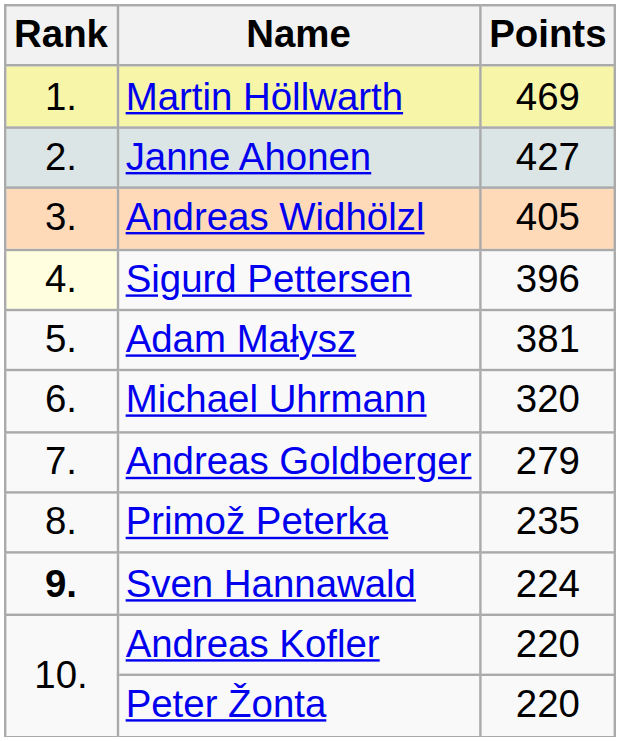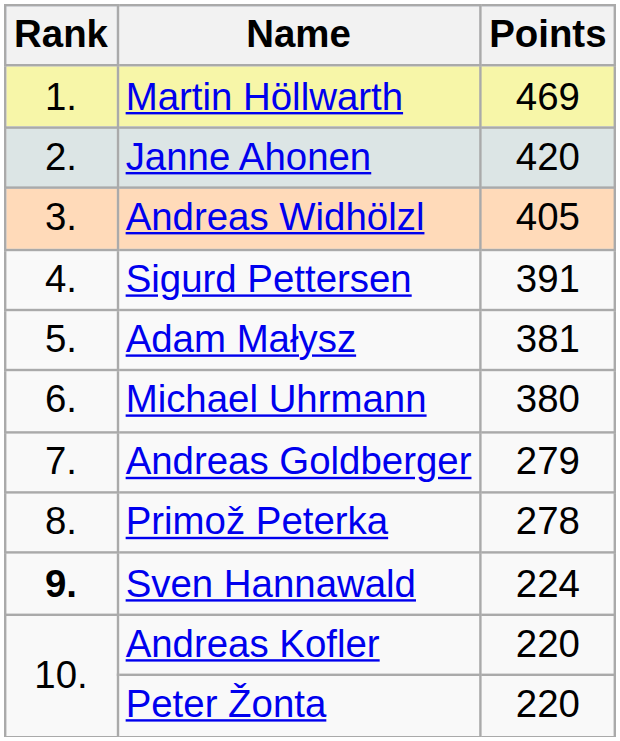(548, 156) 427 -> (548, 156) 420
(61, 278) lightyellow background -> (61, 278) no background
(548, 278) 396 -> (548, 278) 391
(548, 400) 320 -> (548, 400) 380
(548, 522) 235 -> (548, 522) 278
